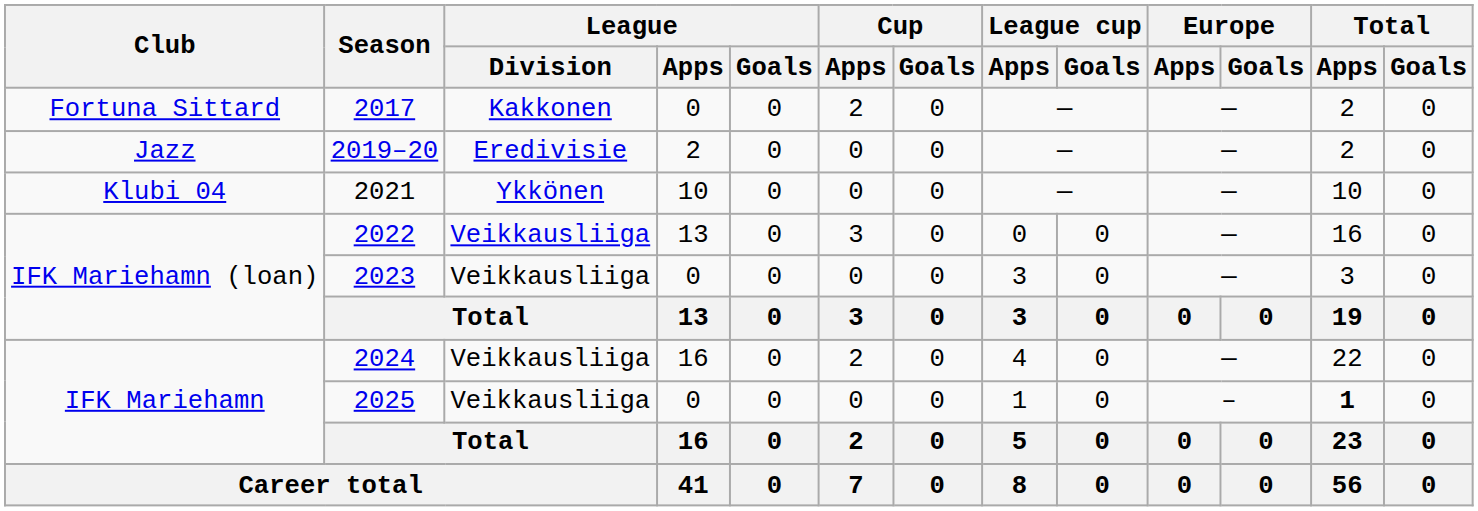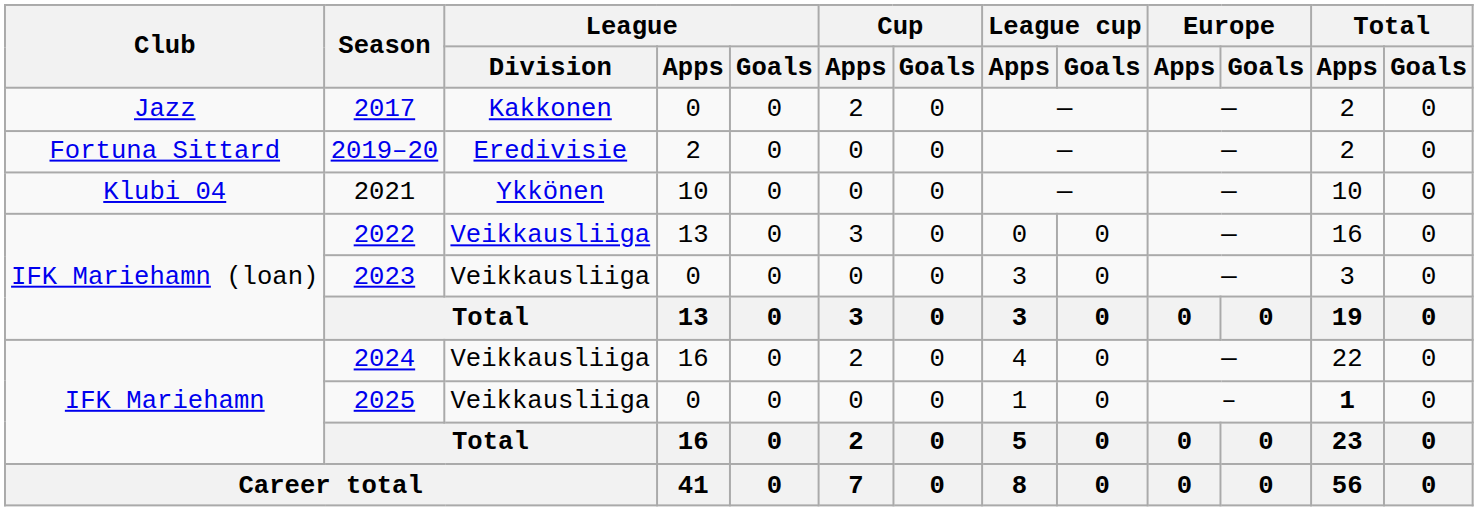(165, 109) Fortuna Sittard -> (165, 109) Jazz
(165, 151) Jazz -> (165, 151) Fortuna Sittard
